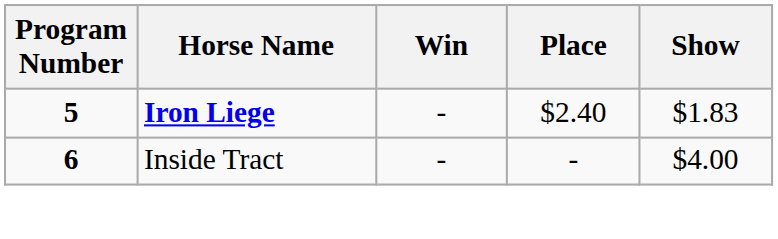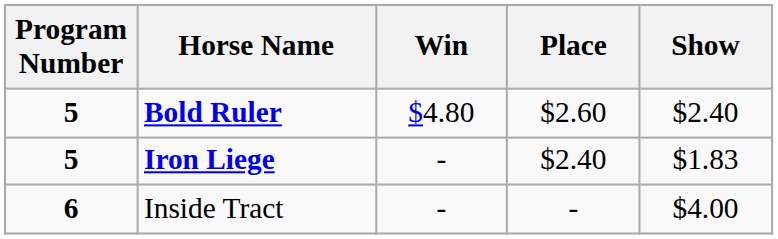+ row: (213, 112)
